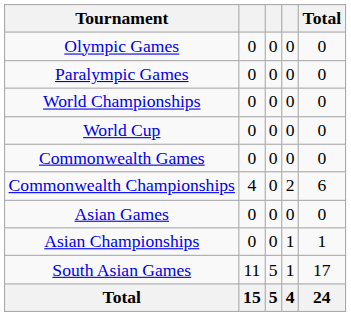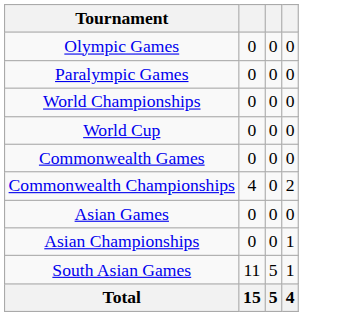- column: (322, 18)
